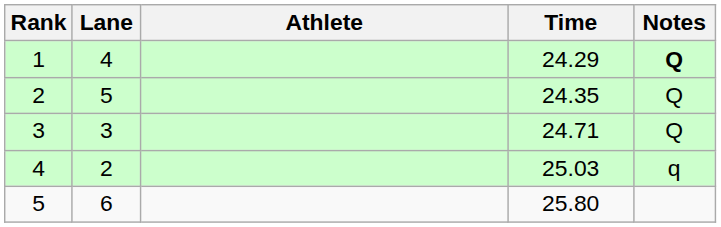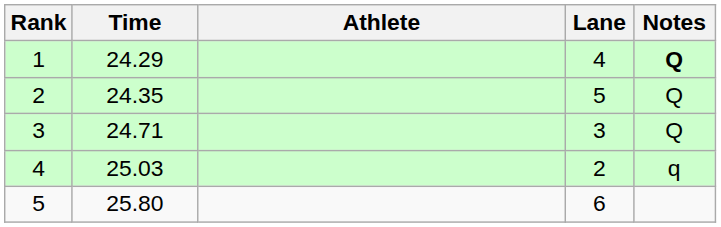columns swapped: (106, 22) <-> (571, 22)
